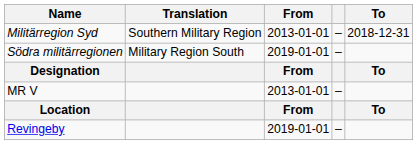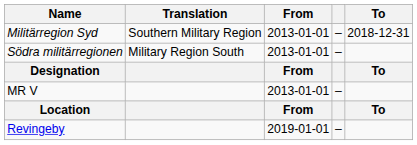(298, 52) 2019-01-01 -> (298, 52) 2013-01-01
